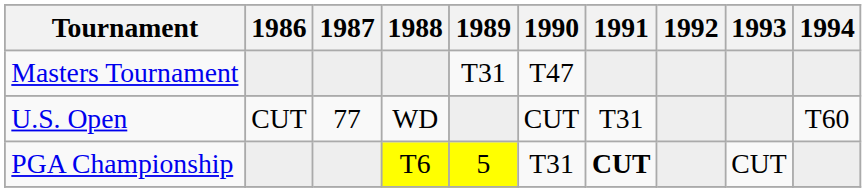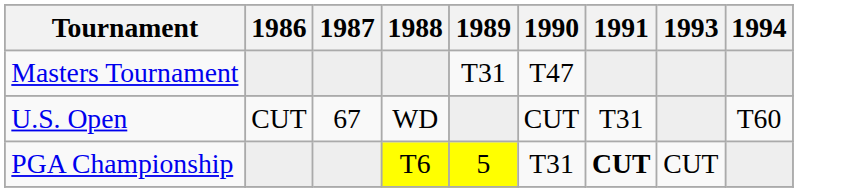- column: (691, 27)
(347, 118) 77 -> (347, 118) 67
